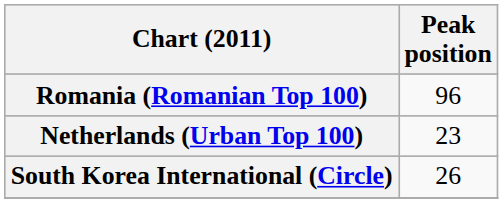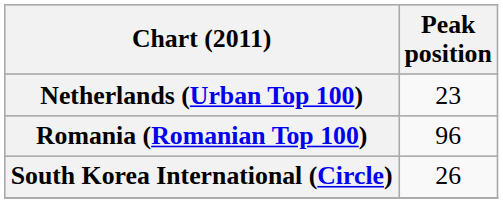rows swapped: (202, 135) <-> (202, 94)
